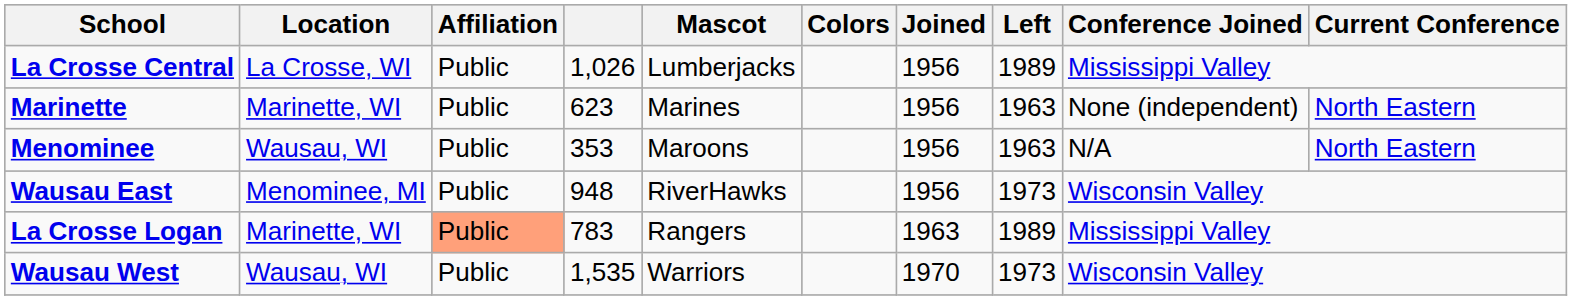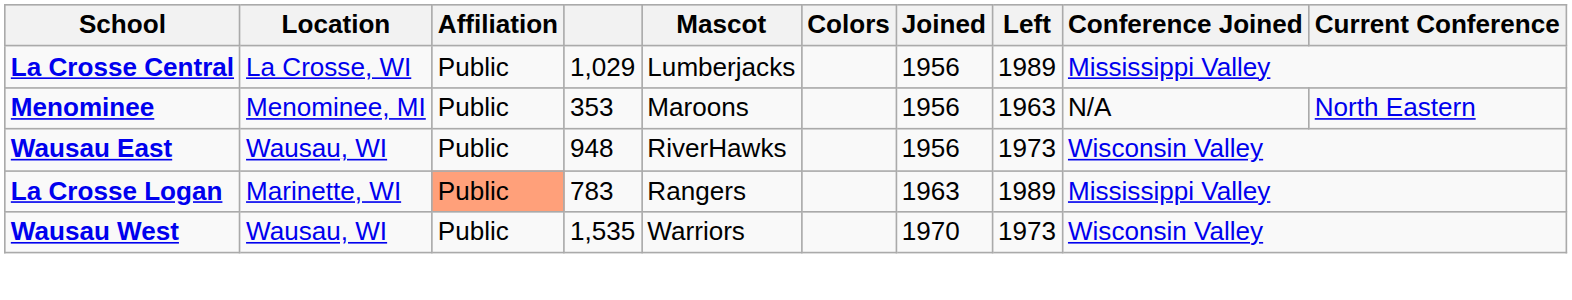(603, 66) 1,026 -> (603, 66) 1,029
- row: (69, 107)
(317, 149) Wausau, WI -> (336, 107) Menominee, MI
(336, 190) Menominee, MI -> (317, 149) Wausau, WI
